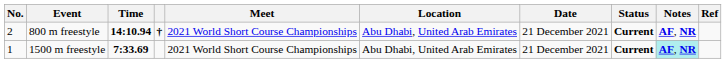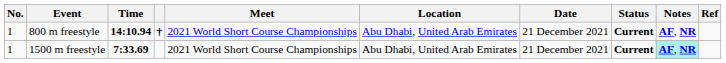(10, 31) 2 -> (10, 31) 1
